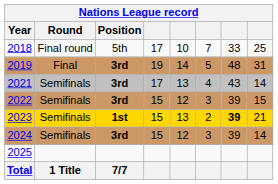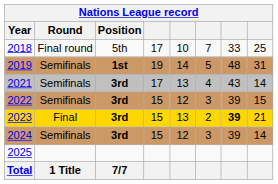(65, 65) Final -> (65, 65) Semifinals
(120, 65) 3rd -> (120, 65) 1st
(65, 118) Semifinals -> (65, 118) Final
(120, 118) 1st -> (120, 118) 3rd
